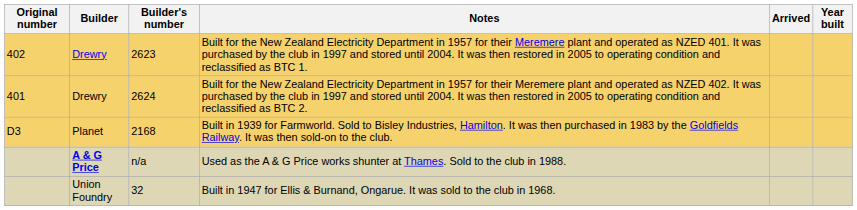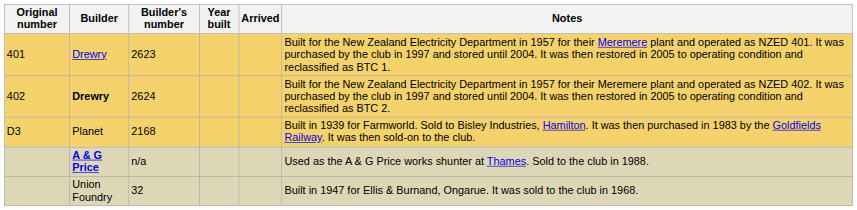columns swapped: (832, 19) <-> (484, 19)
(16, 54) 402 -> (16, 54) 401
(16, 96) 401 -> (16, 96) 402
(89, 96) normal -> (91, 96) bold
